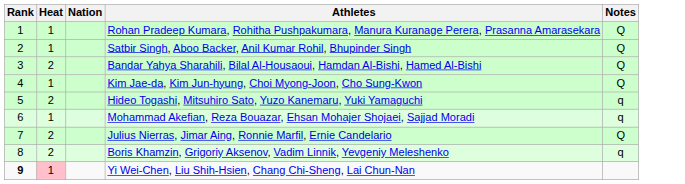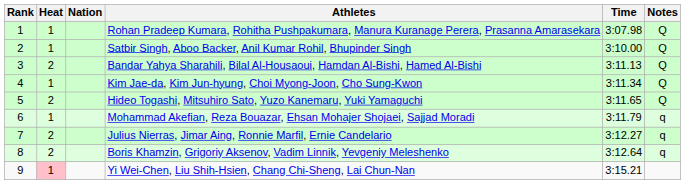+ column: (624, 13)
(621, 100) q -> (663, 100) Q
(621, 135) Q -> (663, 135) q
(20, 170) bold -> (20, 170) normal
